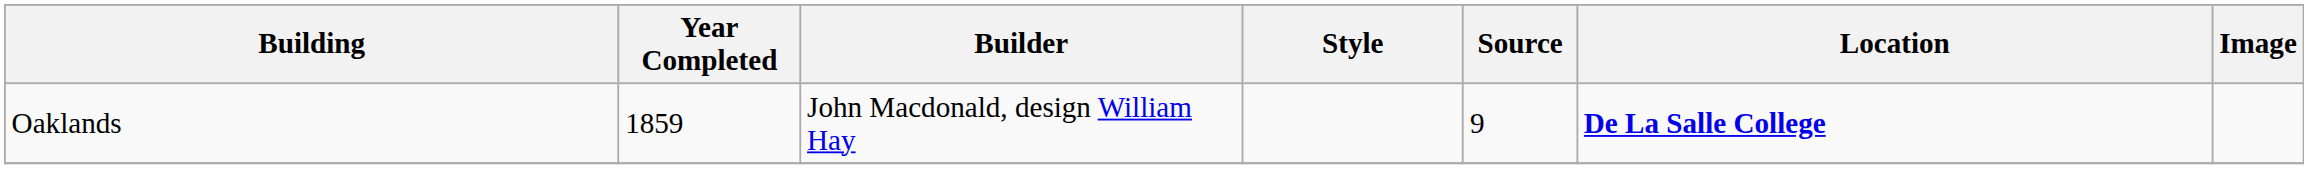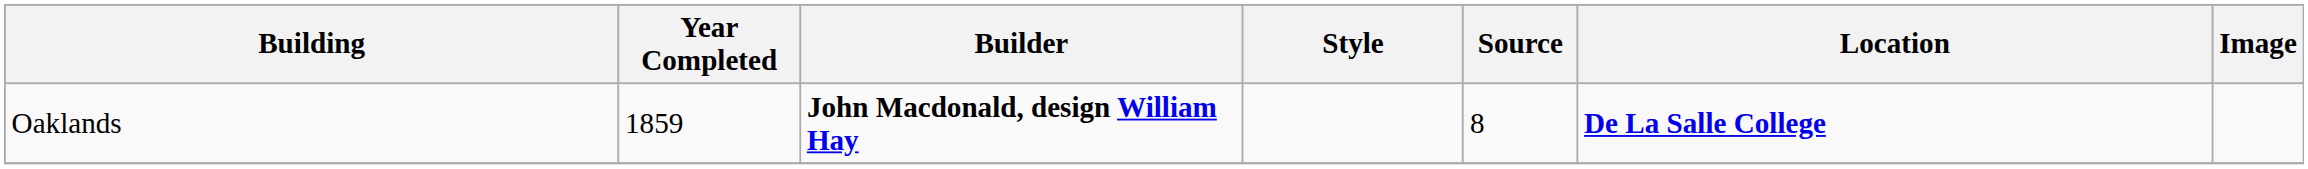(999, 122) normal -> (1012, 122) bold
(1477, 122) 9 -> (1477, 122) 8
